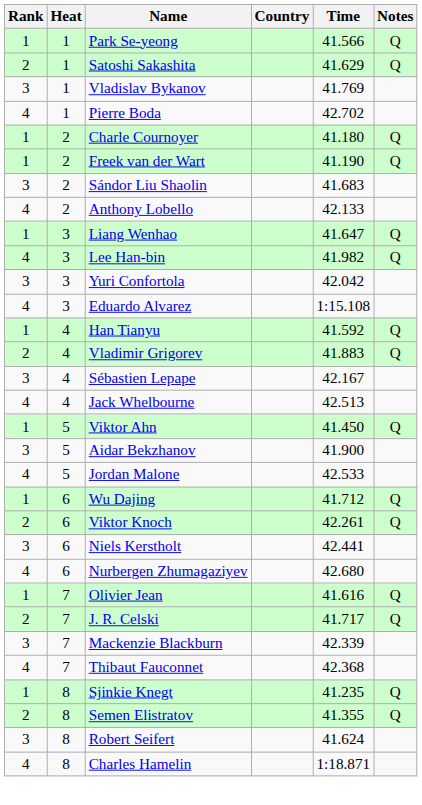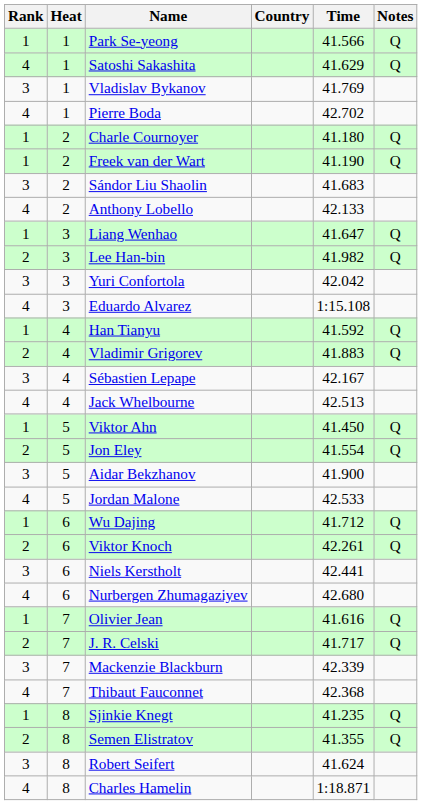(26, 64) 2 -> (26, 64) 4
(26, 257) 4 -> (26, 257) 2
+ row: (115, 450)
